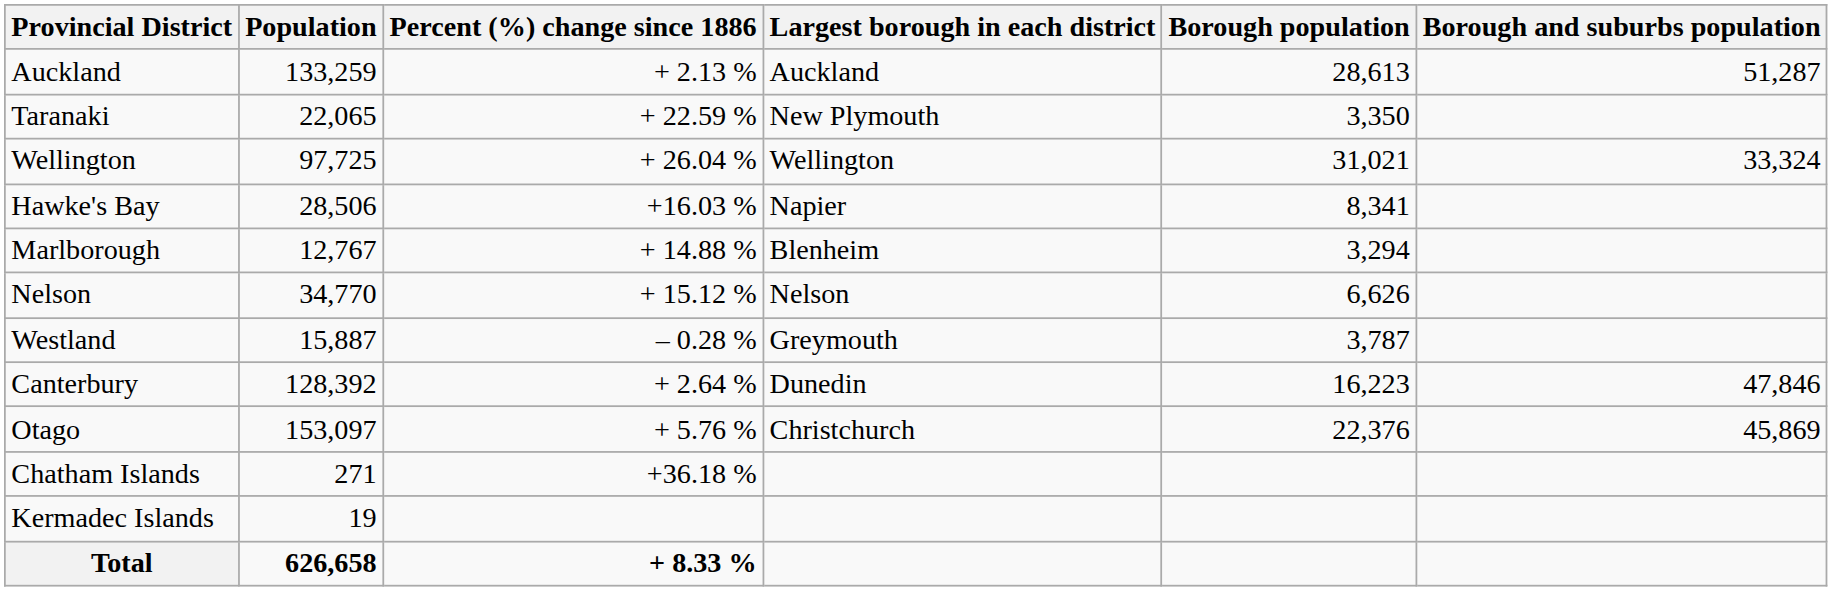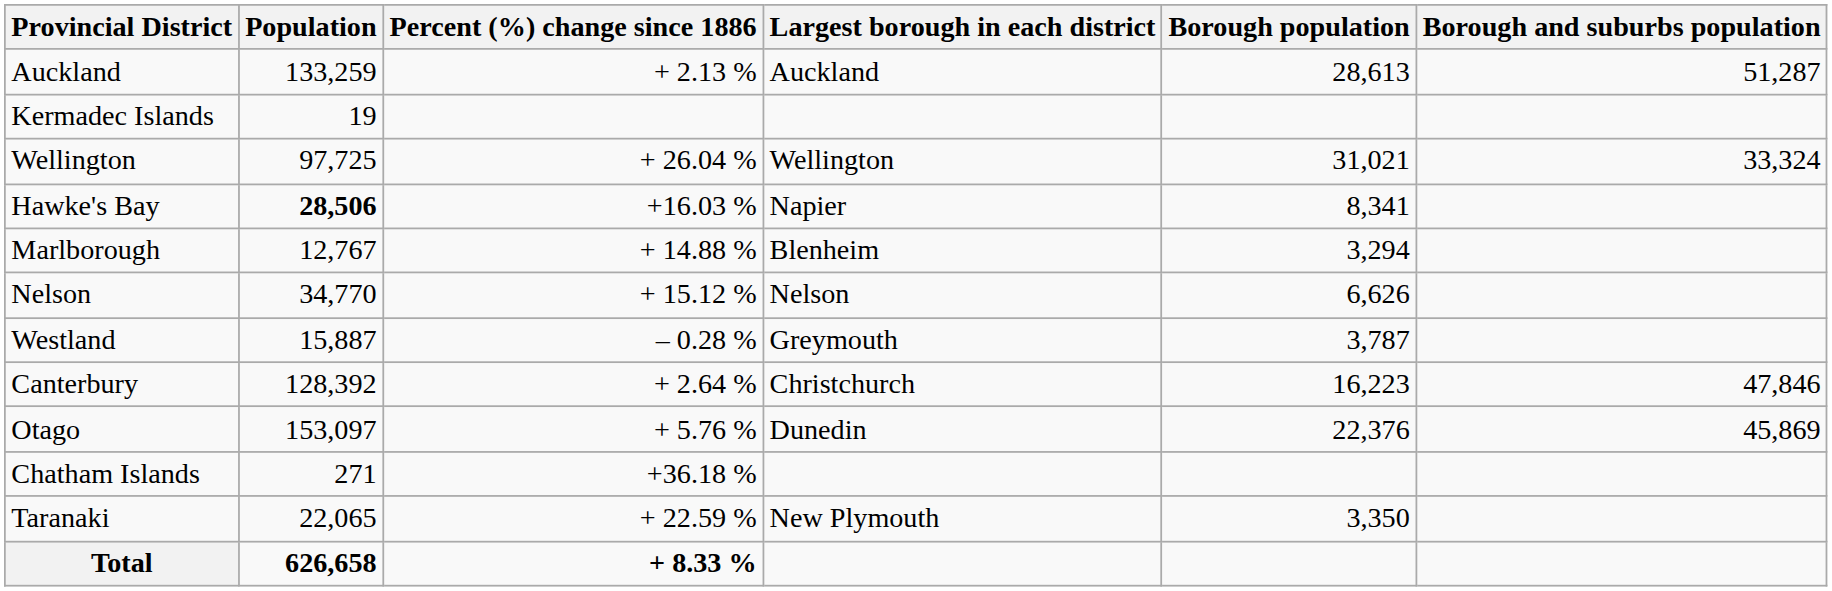rows swapped: (60, 116) <-> (113, 518)
(338, 205) normal -> (338, 205) bold
(818, 384) Dunedin -> (842, 384) Christchurch
(842, 428) Christchurch -> (818, 428) Dunedin
